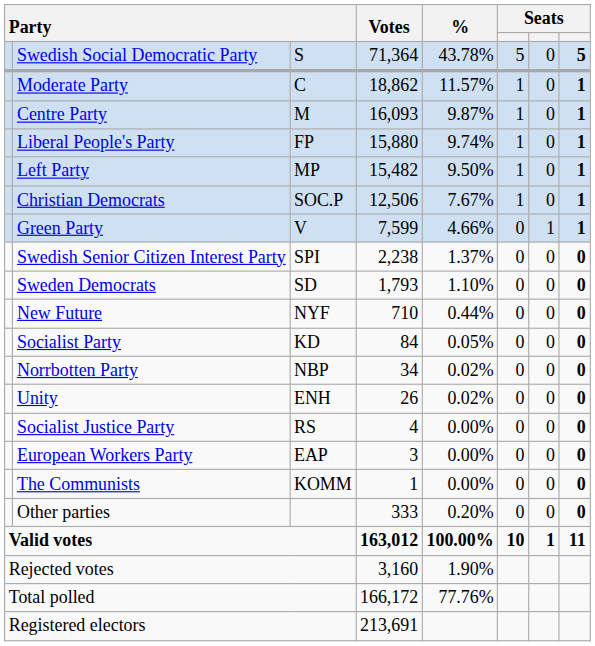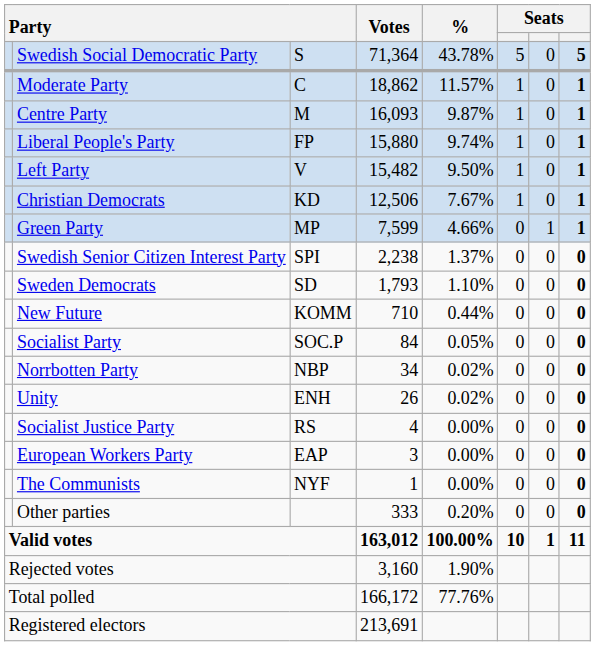(307, 171) MP -> (300, 171) V
(319, 199) SOC.P -> (307, 199) KD
(300, 228) V -> (307, 228) MP
(312, 313) NYF -> (323, 313) KOMM
(307, 341) KD -> (319, 341) SOC.P
(323, 483) KOMM -> (312, 483) NYF
